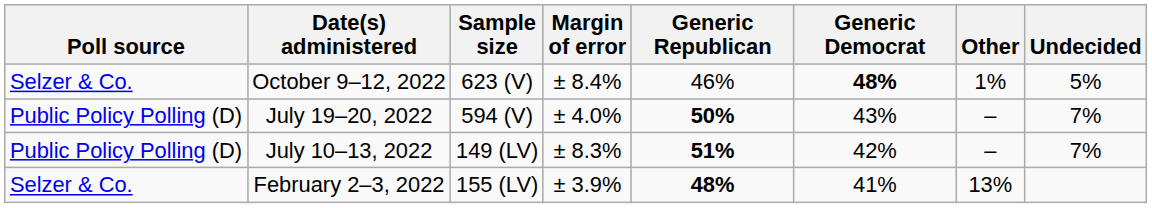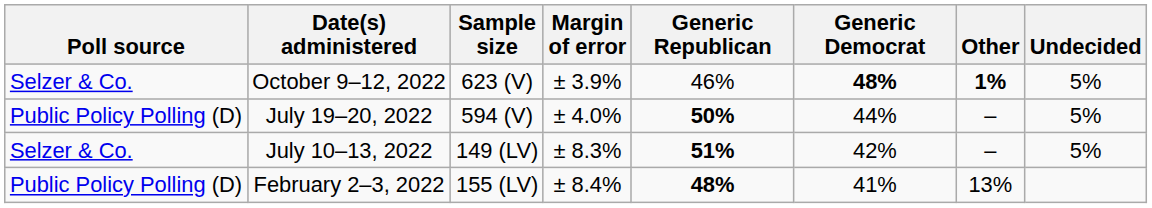(587, 81) ± 8.4% -> (587, 81) ± 3.9%
(990, 81) normal -> (990, 81) bold
(875, 116) 43% -> (875, 116) 44%
(1086, 116) 7% -> (1086, 116) 5%
(126, 151) Public Policy Polling (D) -> (71, 151) Selzer & Co.
(1086, 151) 7% -> (1086, 151) 5%
(71, 185) Selzer & Co. -> (126, 185) Public Policy Polling (D)
(587, 185) ± 3.9% -> (587, 185) ± 8.4%
